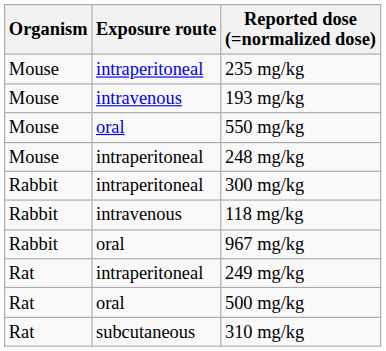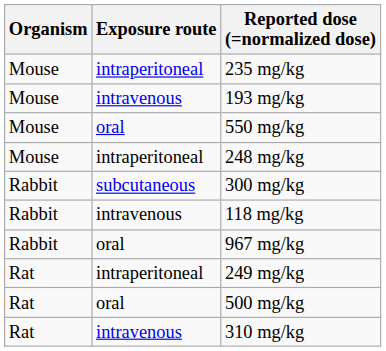(150, 185) intraperitoneal -> (146, 185) subcutaneous
(146, 331) subcutaneous -> (139, 331) intravenous
